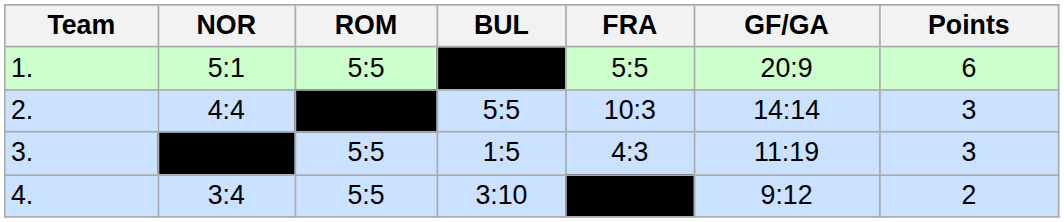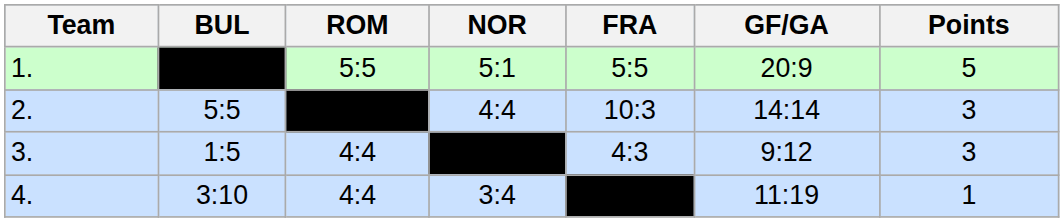columns swapped: (501, 25) <-> (226, 25)
(969, 68) 6 -> (969, 68) 5
(366, 152) 5:5 -> (357, 152) 4:4
(787, 152) 11:19 -> (787, 152) 9:12
(366, 195) 5:5 -> (357, 195) 4:4
(787, 195) 9:12 -> (787, 195) 11:19
(969, 195) 2 -> (969, 195) 1
